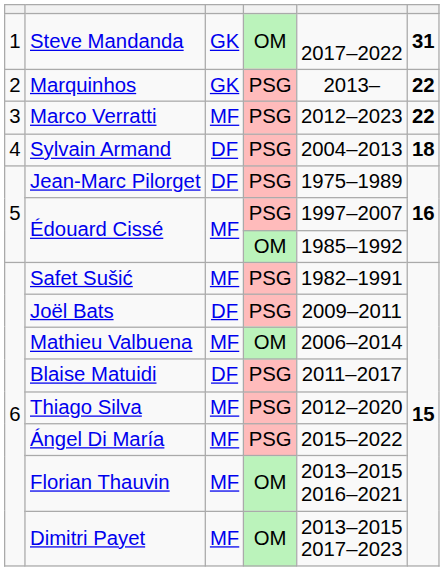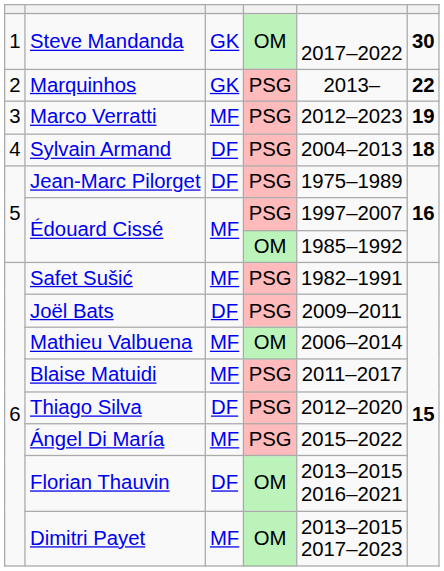(423, 41) 31 -> (423, 41) 30
(423, 117) 22 -> (423, 117) 19
(225, 375) DF -> (225, 375) MF
(225, 407) MF -> (225, 407) DF
(225, 483) MF -> (225, 483) DF
